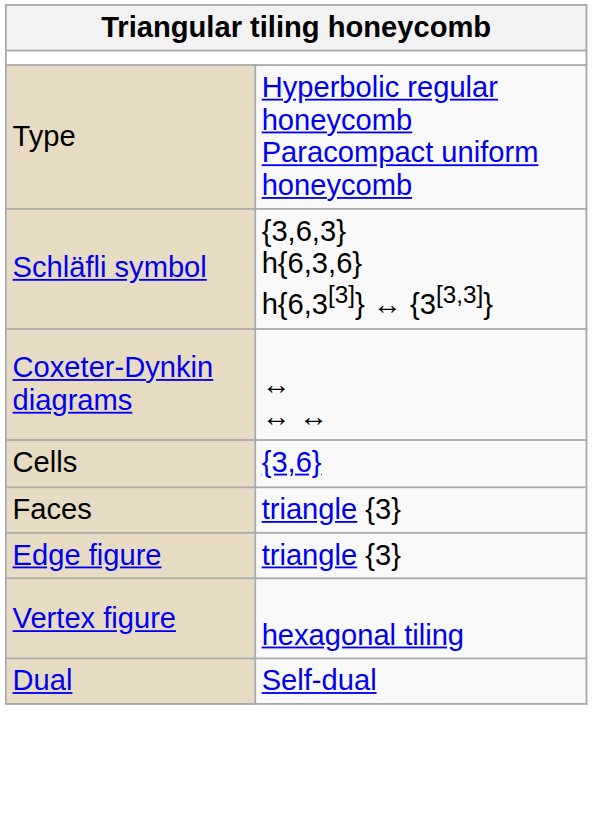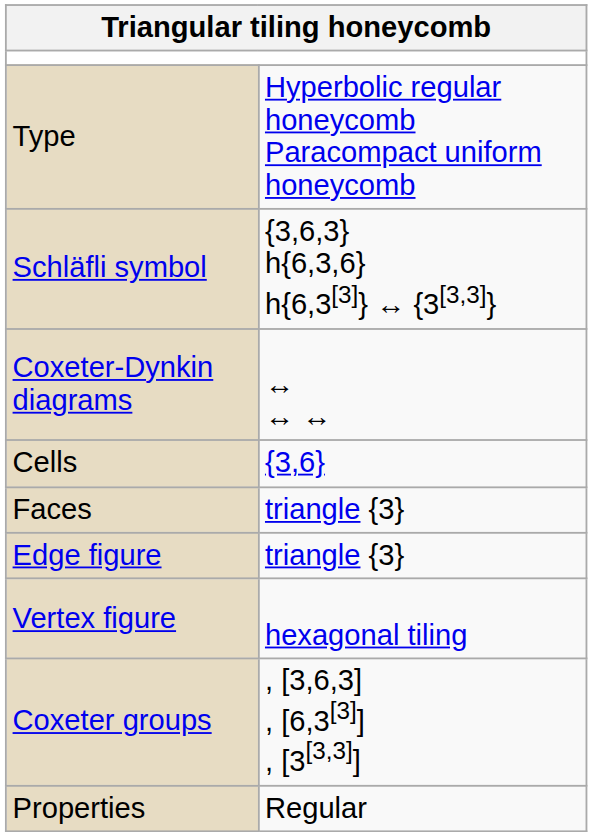- row: (43, 680)
+ row: (112, 721)
+ row: (79, 808)
